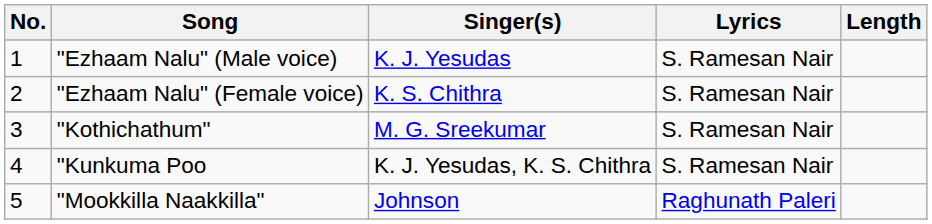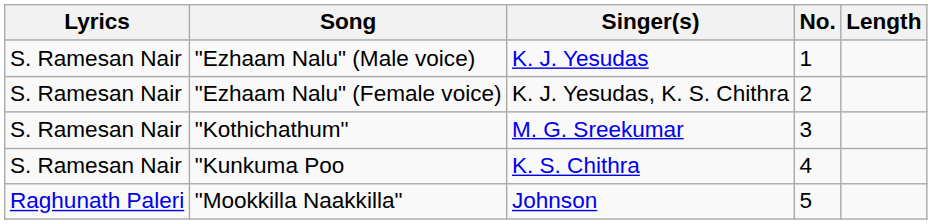columns swapped: (28, 22) <-> (749, 22)
(438, 93) K. S. Chithra -> (651, 93) K. J. Yesudas, K. S. Chithra
(513, 165) K. J. Yesudas, K. S. Chithra -> (576, 165) K. S. Chithra
